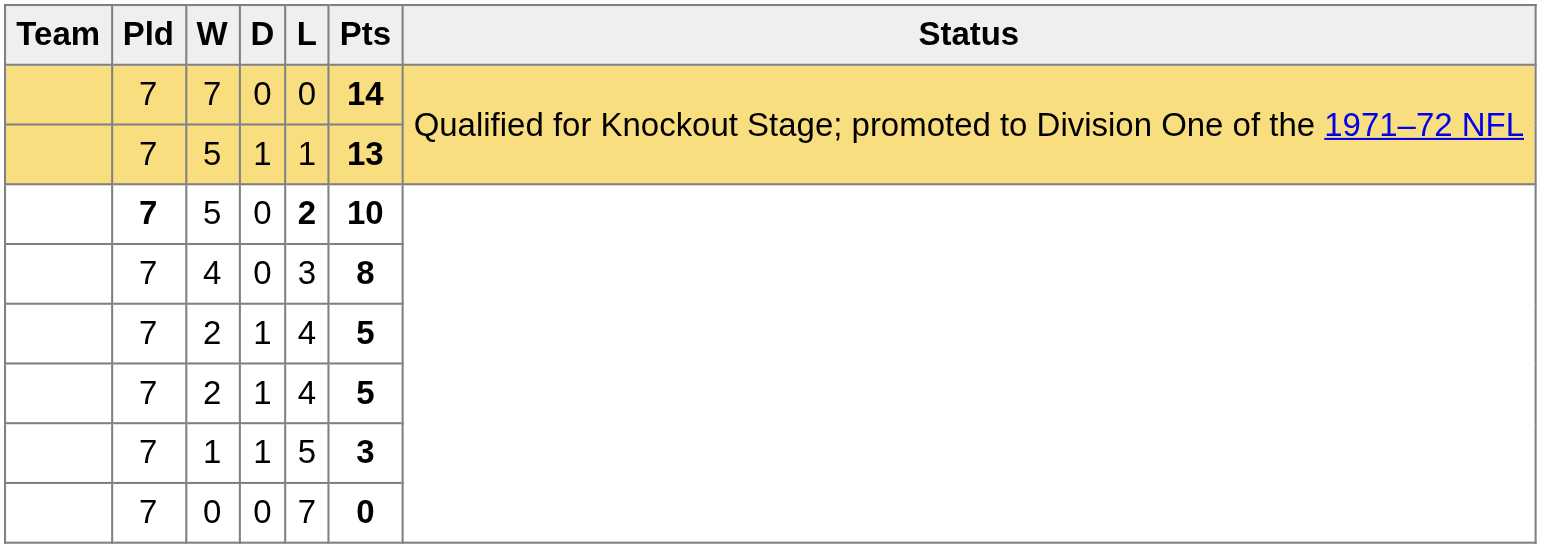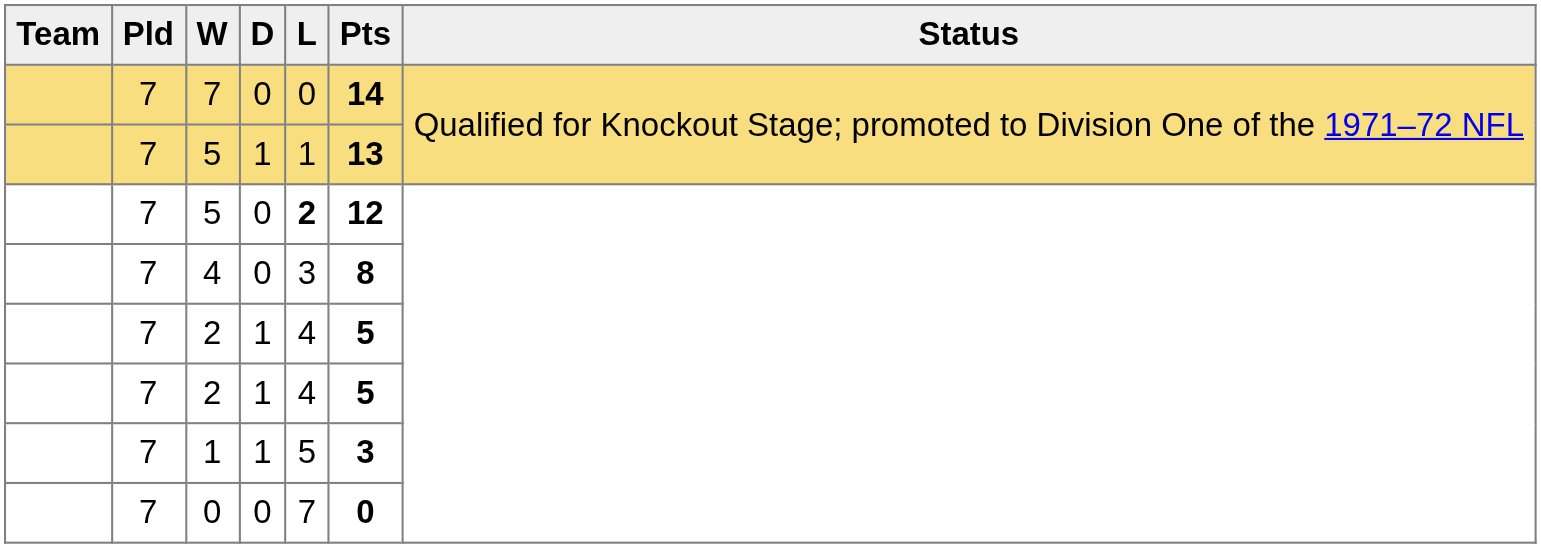(148, 213) bold -> (148, 213) normal
(365, 213) 10 -> (365, 213) 12
